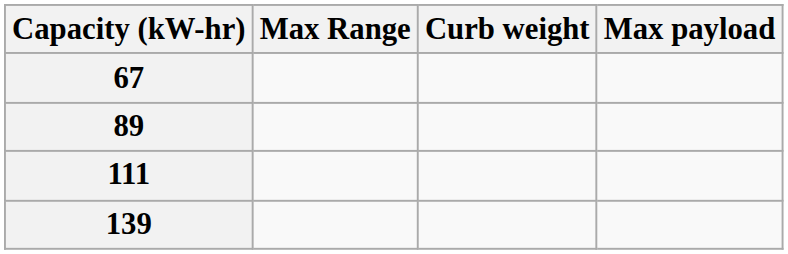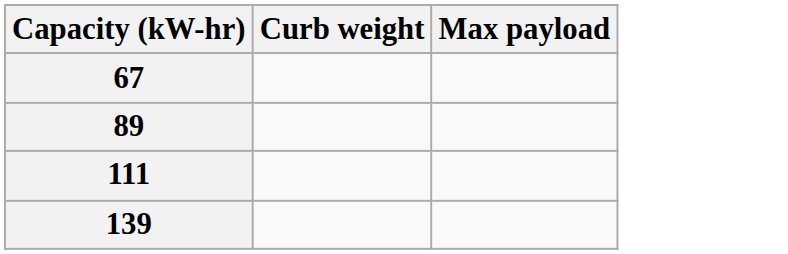- column: (335, 28)
